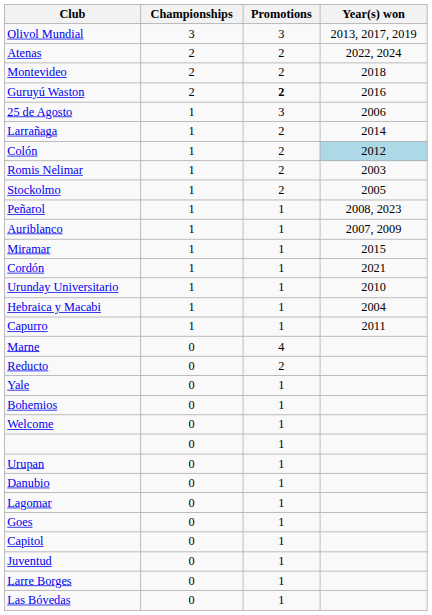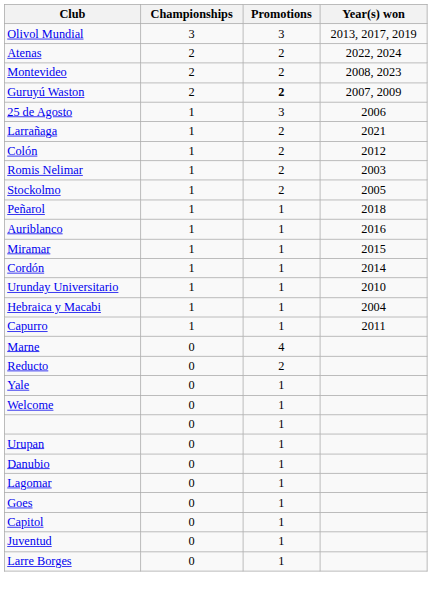(374, 72) 2018 -> (374, 72) 2008, 2023
(374, 92) 2016 -> (374, 92) 2007, 2009
(374, 131) 2014 -> (374, 131) 2021
(374, 151) lightblue background -> (374, 151) no background
(374, 209) 2008, 2023 -> (374, 209) 2018
(374, 229) 2007, 2009 -> (374, 229) 2016
(374, 268) 2021 -> (374, 268) 2014
- row: (32, 405)
- row: (39, 600)
